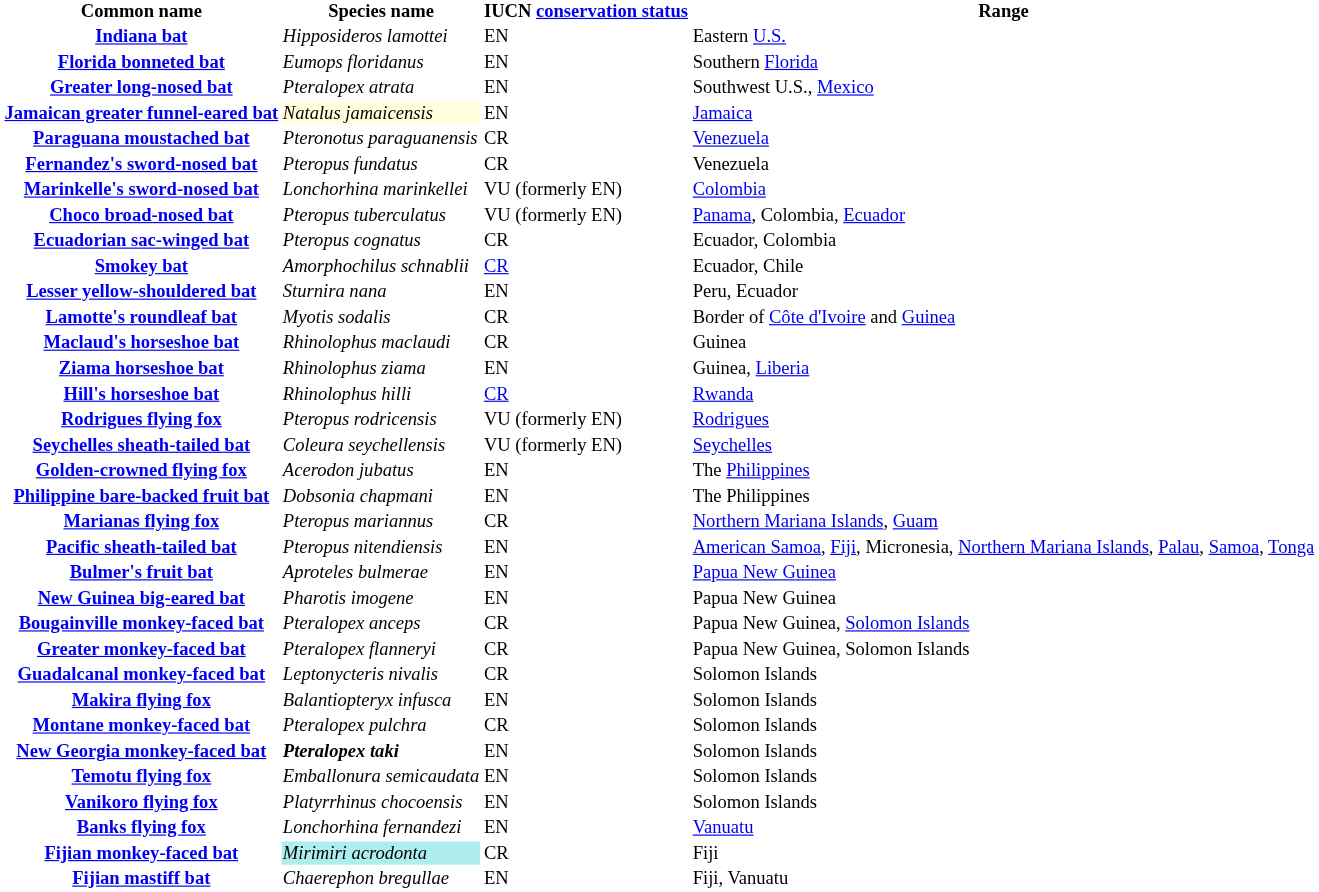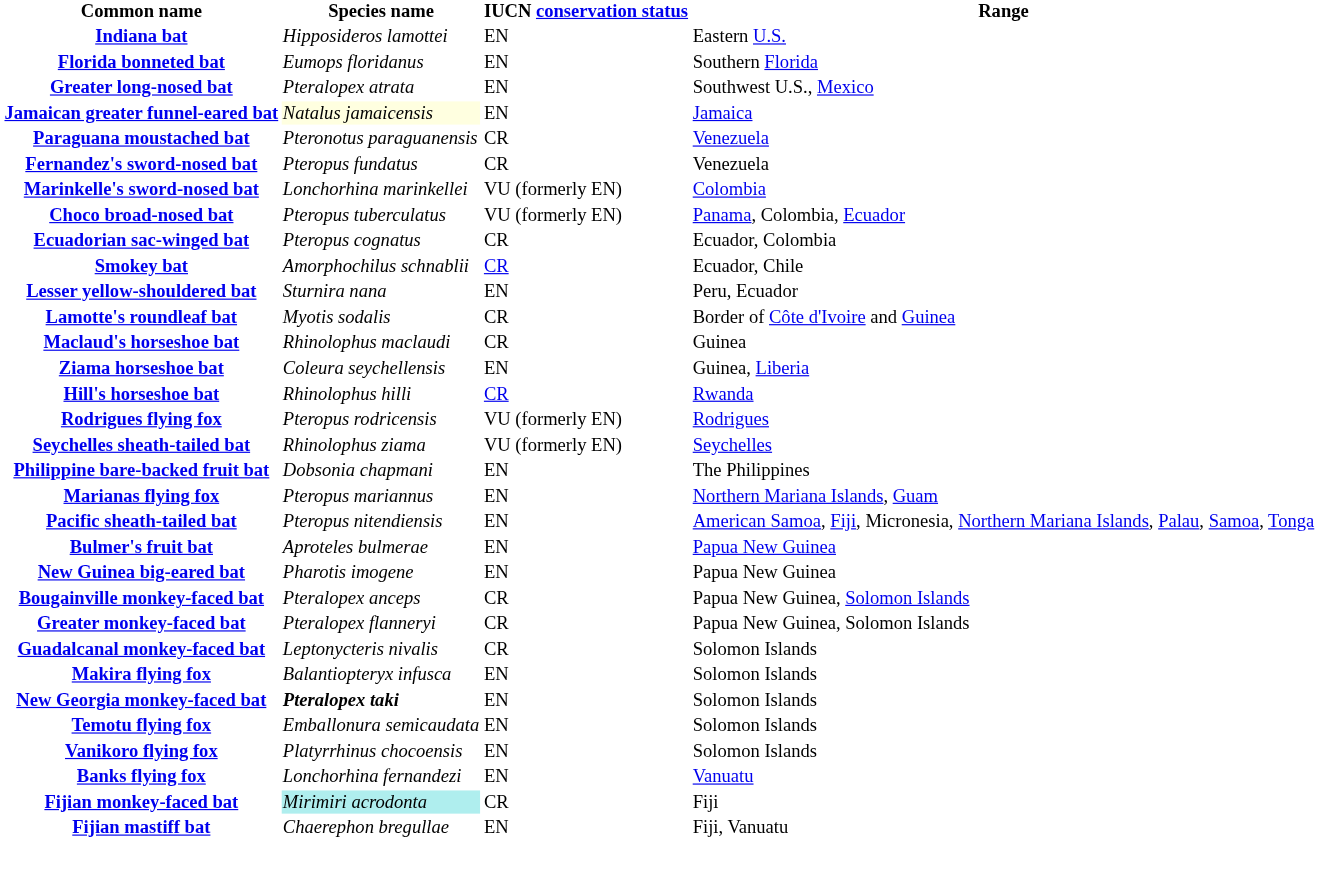(354, 368) Rhinolophus ziama -> (364, 368) Coleura seychellensis
(364, 444) Coleura seychellensis -> (354, 444) Rhinolophus ziama
- row: (141, 470)
(496, 521) CR -> (496, 495) EN
- row: (141, 725)
